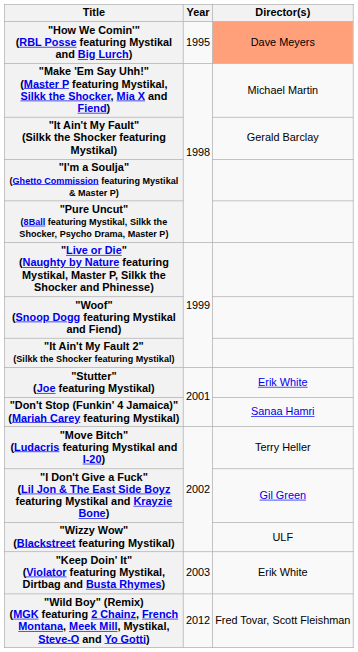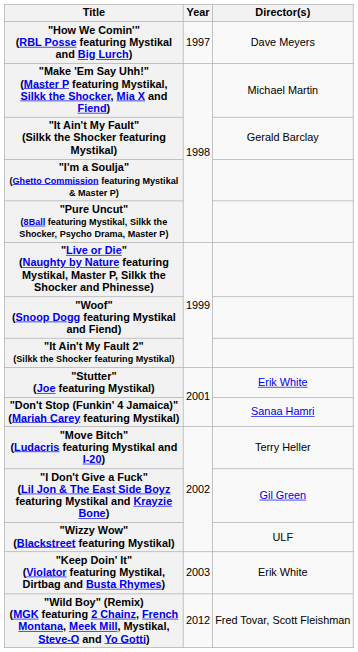(198, 42) 1995 -> (198, 42) 1997
(283, 42) lightsalmon background -> (283, 42) no background
